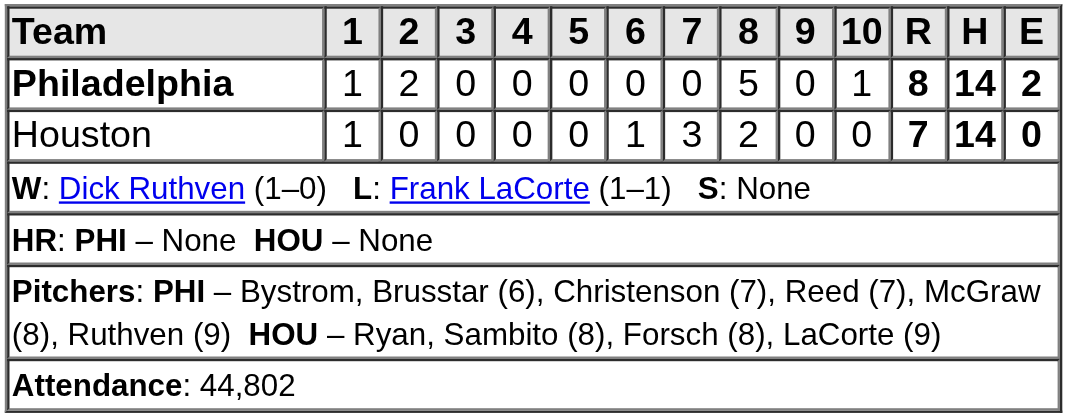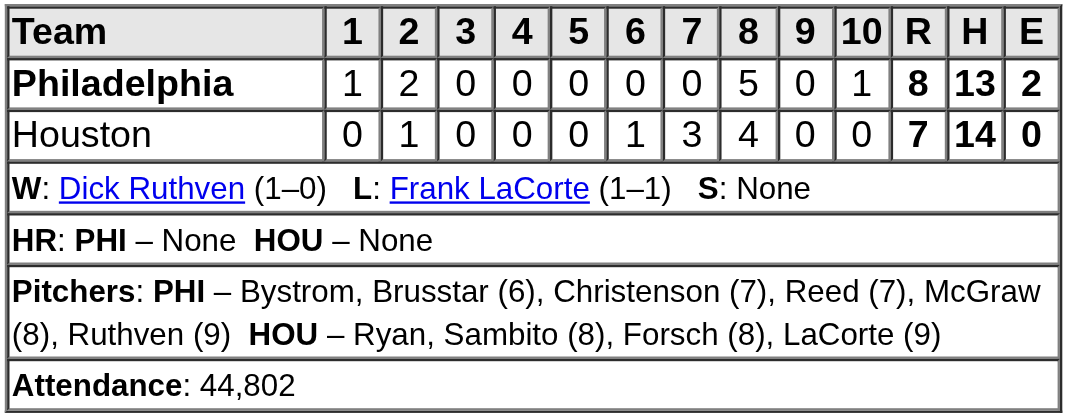(975, 83) 14 -> (975, 83) 13
(352, 134) 1 -> (352, 134) 0
(409, 134) 0 -> (409, 134) 1
(749, 134) 2 -> (749, 134) 4
